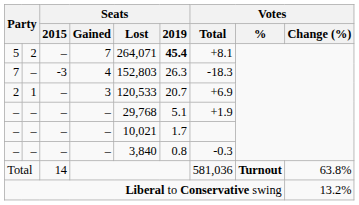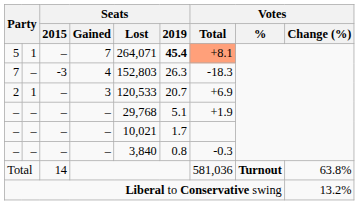(34, 53) 2 -> (34, 53) 1
(222, 53) no background -> (222, 53) lightsalmon background
